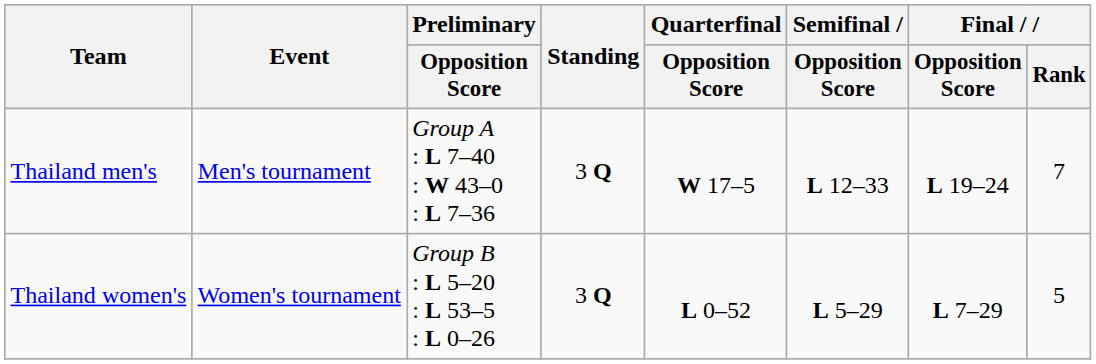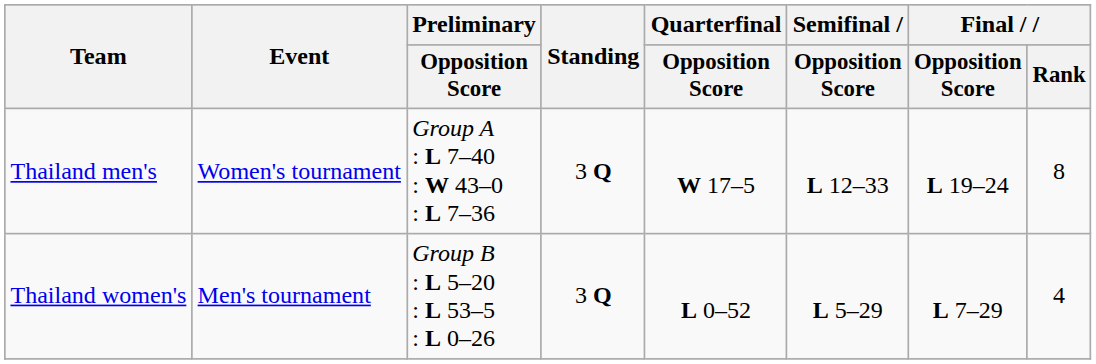(284, 171) Men's tournament -> (299, 171) Women's tournament
(1059, 171) 7 -> (1059, 171) 8
(299, 296) Women's tournament -> (284, 296) Men's tournament
(1059, 296) 5 -> (1059, 296) 4
